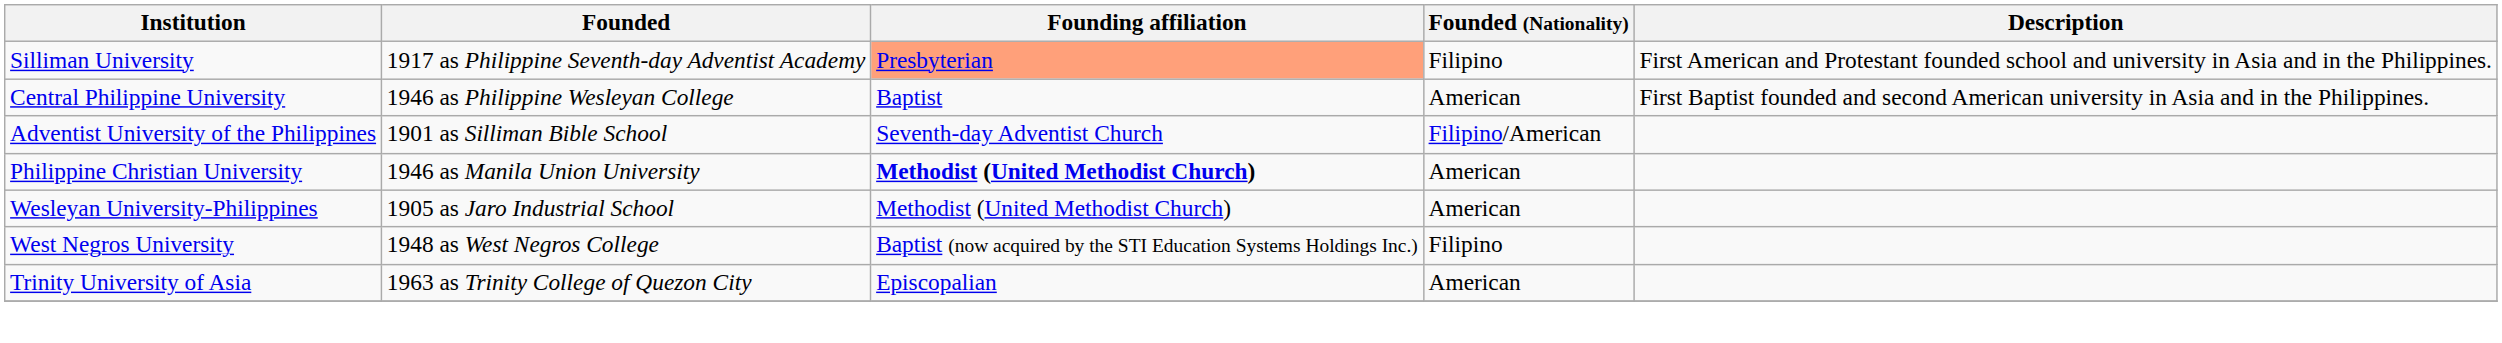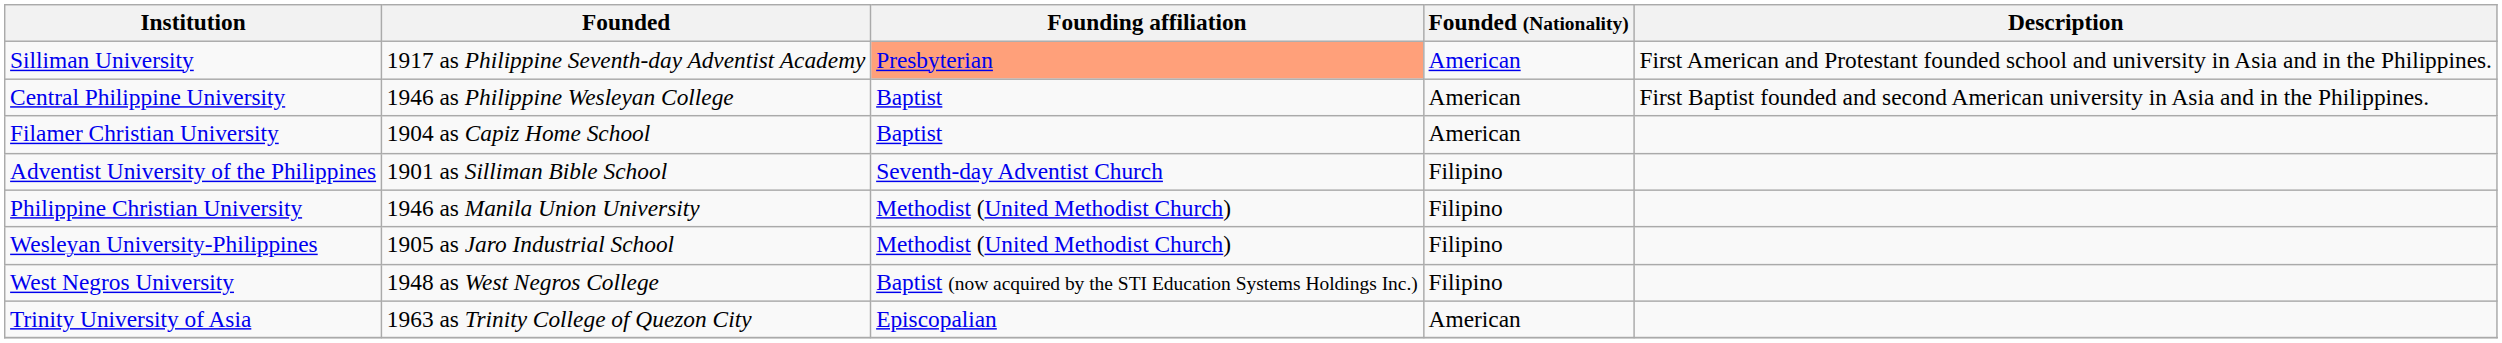(1466, 60) Filipino -> (1475, 60) American
+ row: (144, 134)
(1515, 134) Filipino/American -> (1466, 171) Filipino
(1066, 171) bold -> (1054, 208) normal
(1475, 171) American -> (1466, 208) Filipino
(1475, 208) American -> (1466, 245) Filipino
